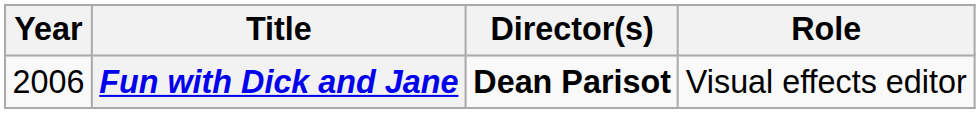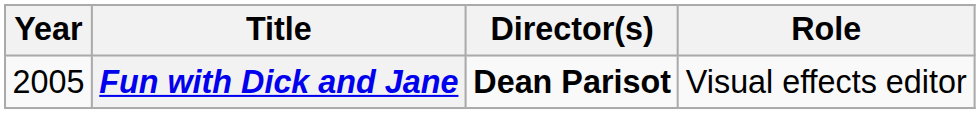(48, 81) 2006 -> (48, 81) 2005
